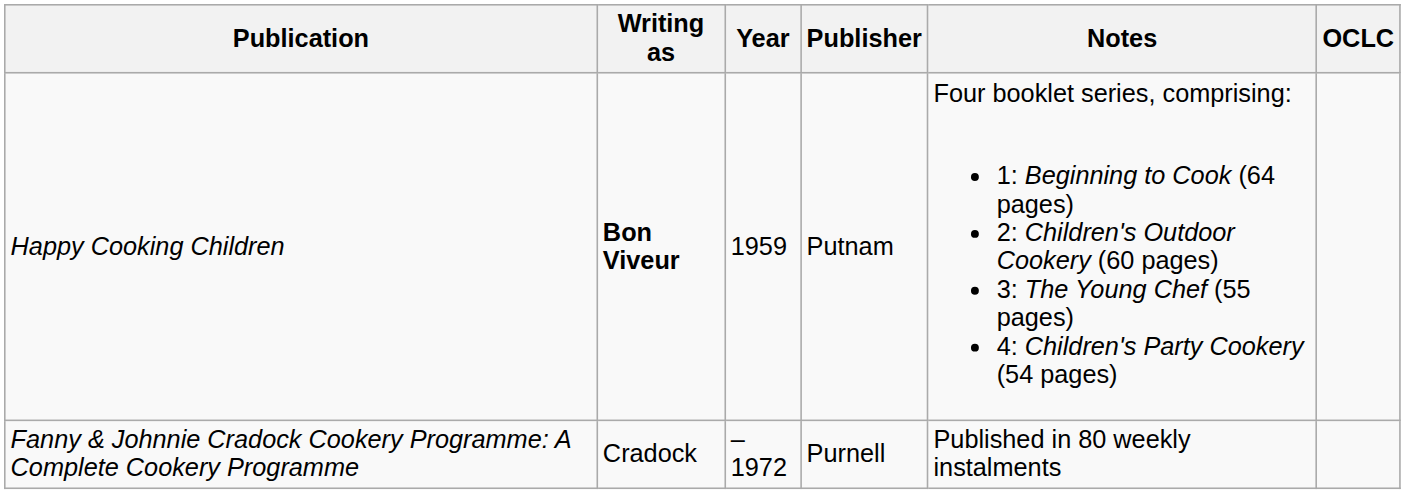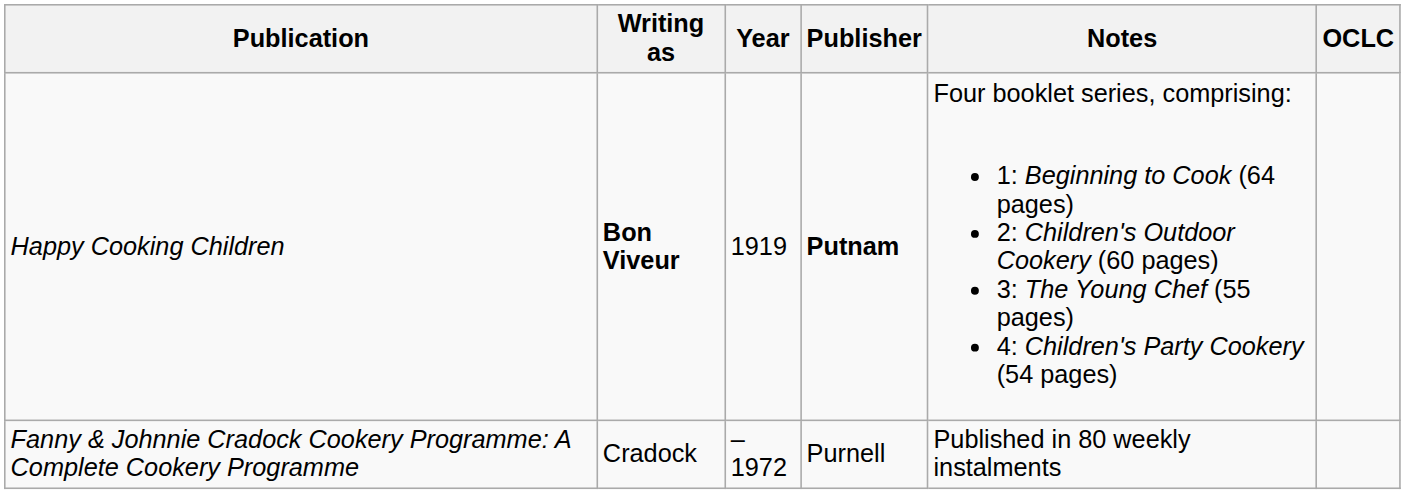(759, 246) 1959 -> (759, 246) 1919
(850, 246) normal -> (853, 246) bold
